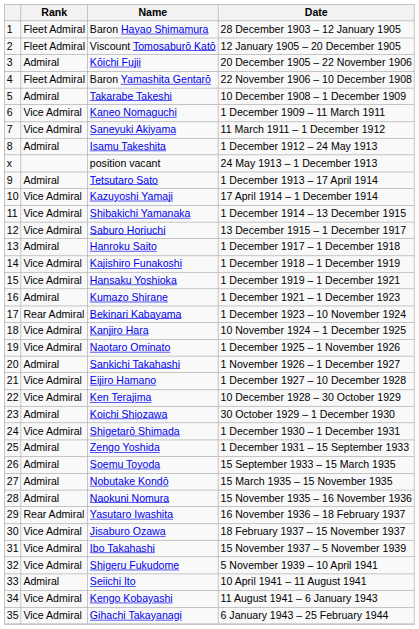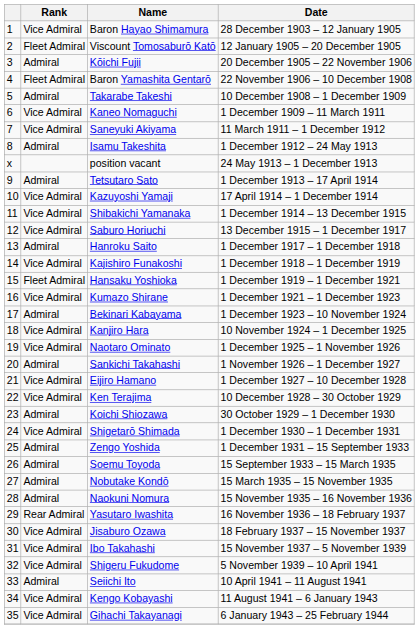(54, 29) Fleet Admiral -> (53, 29) Vice Admiral
(53, 280) Vice Admiral -> (54, 280) Fleet Admiral
(41, 297) Admiral -> (53, 297) Vice Admiral
(54, 314) Rear Admiral -> (41, 314) Admiral
